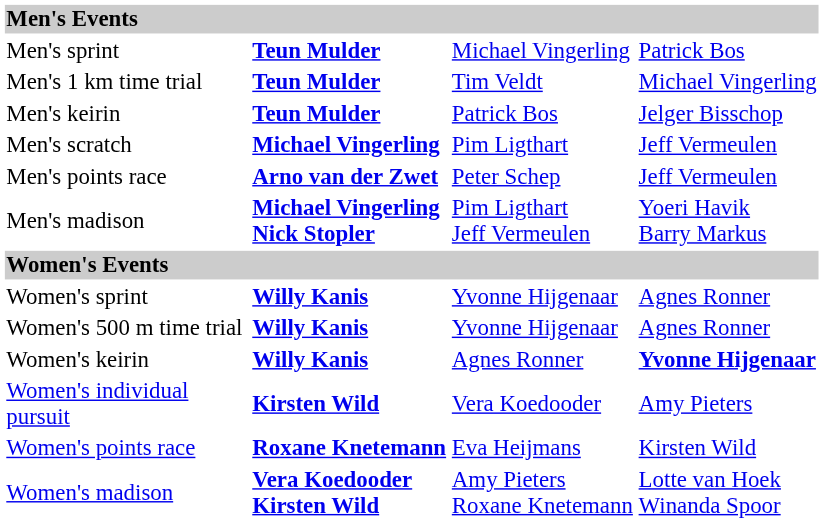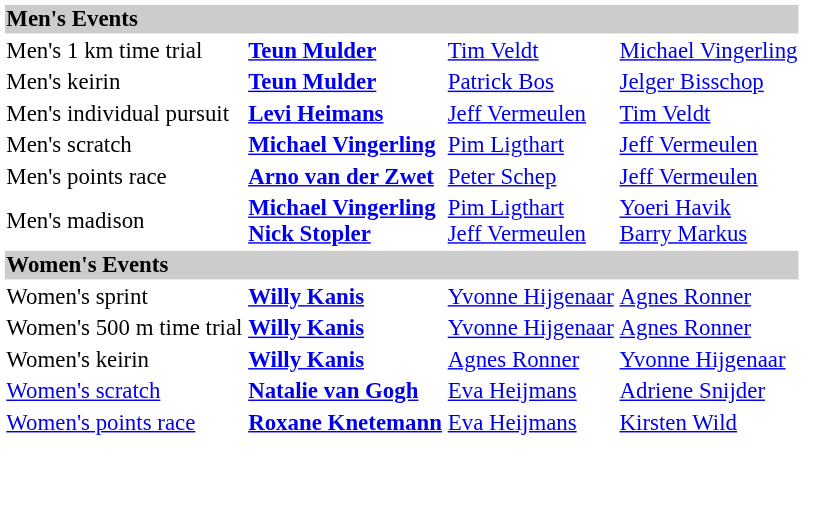- row: (63, 50)
+ row: (118, 113)
(727, 359) bold -> (703, 359) normal
- row: (97, 403)
+ row: (83, 390)
- row: (90, 492)
